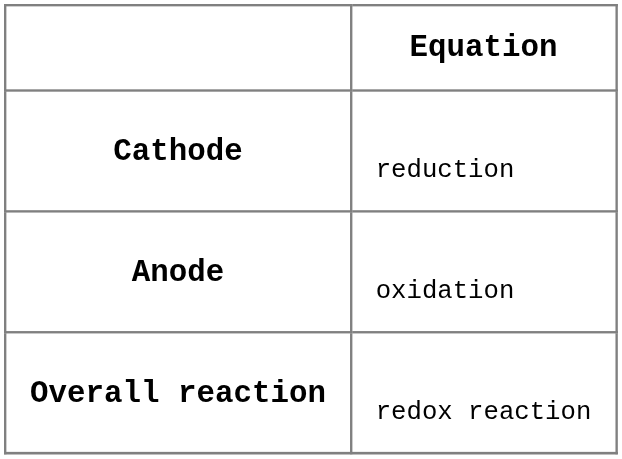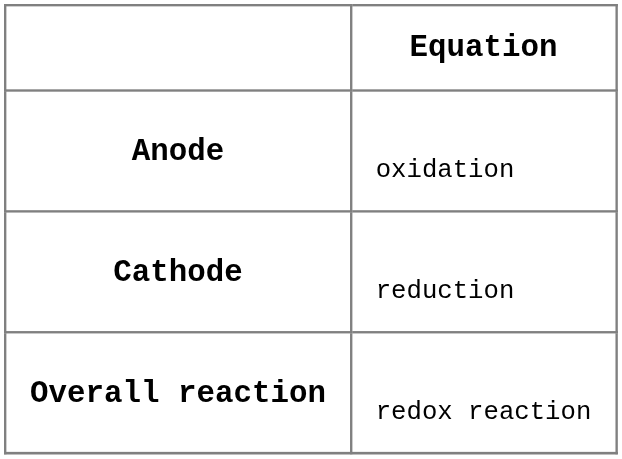rows swapped: (178, 272) <-> (178, 151)
